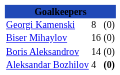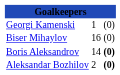(94, 25) 8 -> (94, 25) 1
(109, 52) normal -> (109, 52) bold
(94, 65) 4 -> (94, 65) 2
